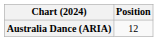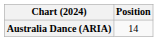(133, 28) 12 -> (133, 28) 14
